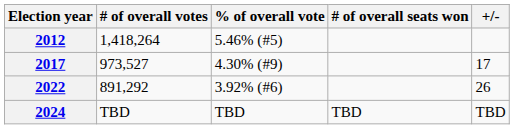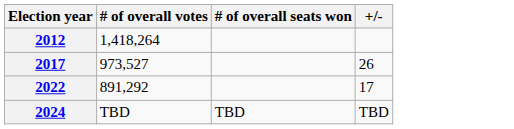- column: (270, 16)
(483, 64) 17 -> (366, 64) 26
(483, 87) 26 -> (366, 87) 17
